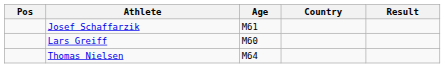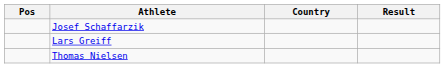- column: (260, 12)
